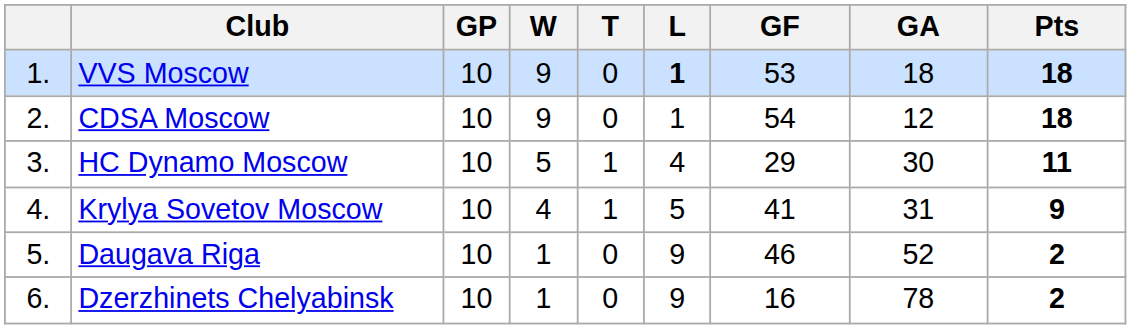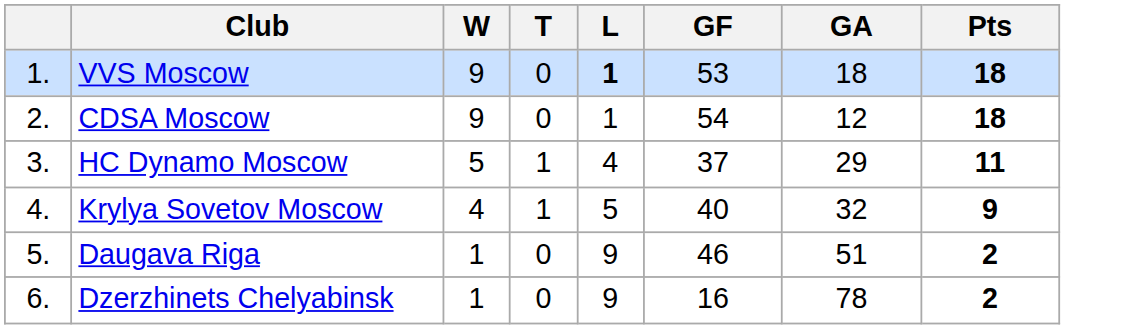- column: (476, 27)
(780, 163) 29 -> (713, 163) 37
(918, 163) 30 -> (851, 163) 29
(780, 208) 41 -> (713, 208) 40
(918, 208) 31 -> (851, 208) 32
(918, 254) 52 -> (851, 254) 51
